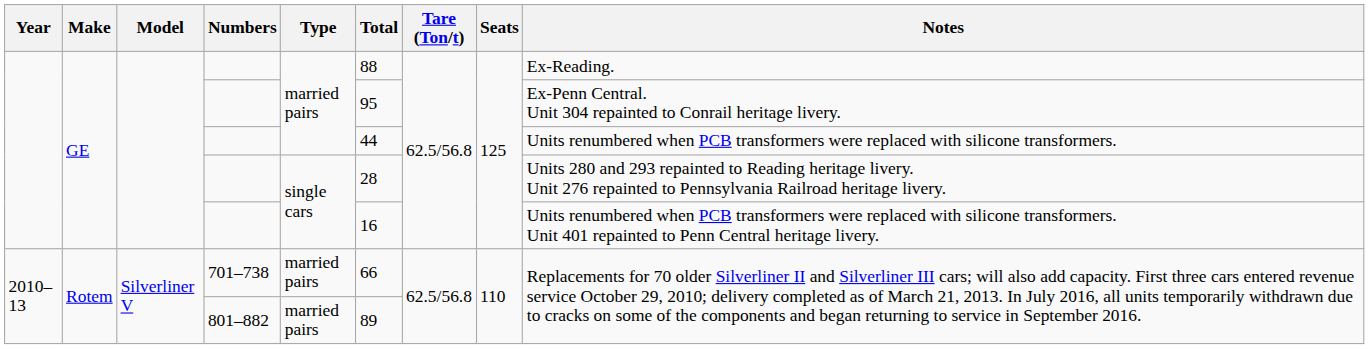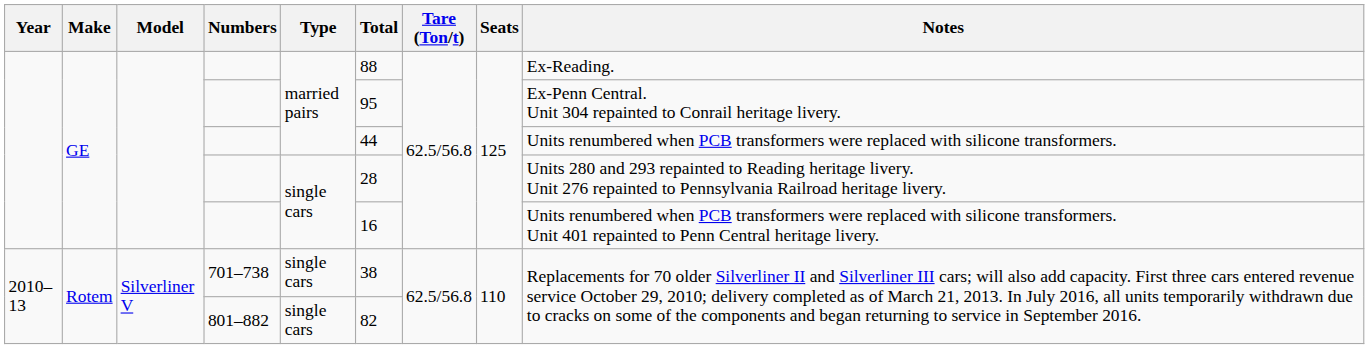(312, 272) married pairs -> (306, 272) single cars
(369, 272) 66 -> (369, 272) 38
(312, 319) married pairs -> (306, 319) single cars
(369, 319) 89 -> (369, 319) 82
